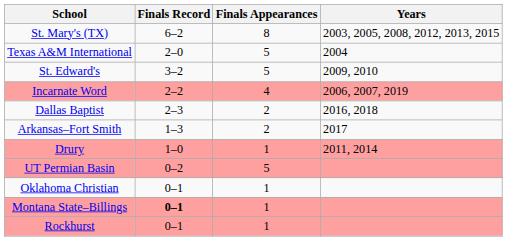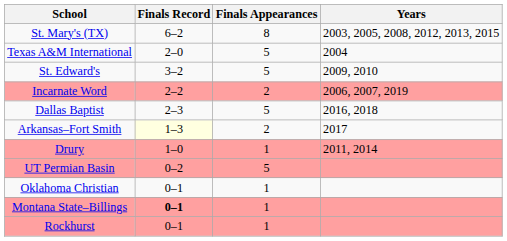(267, 91) 4 -> (267, 91) 2
(267, 110) 2 -> (267, 110) 5
(174, 129) no background -> (174, 129) lightyellow background
